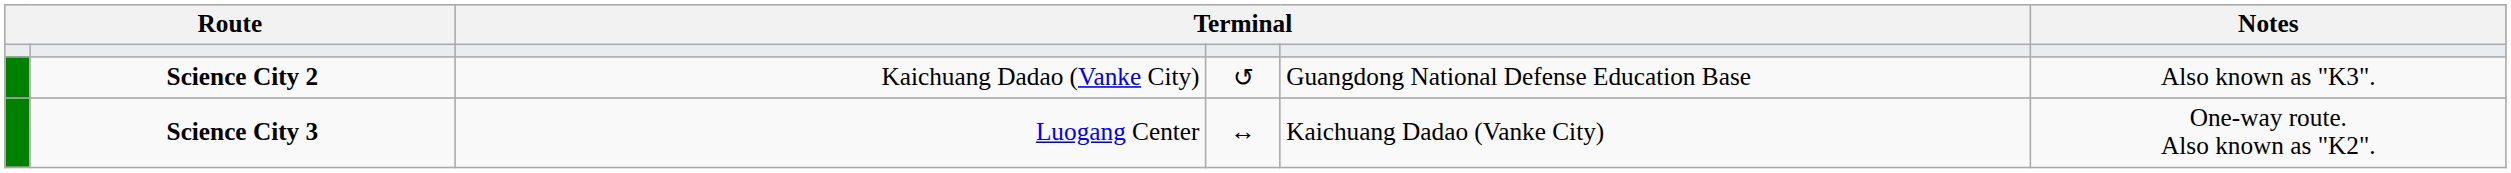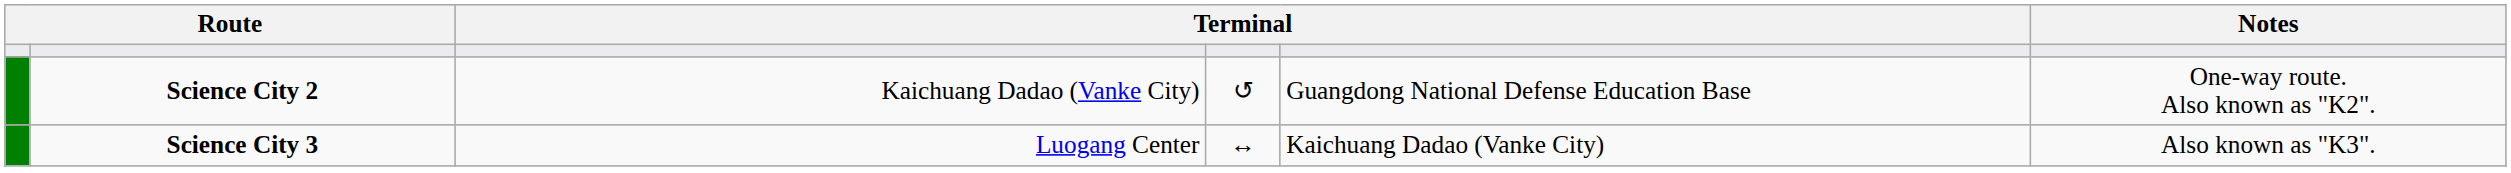(2268, 77) Also known as "K3". -> (2268, 90) One-way route. Also known as "K2".
(2268, 132) One-way route. Also known as "K2". -> (2268, 144) Also known as "K3".
